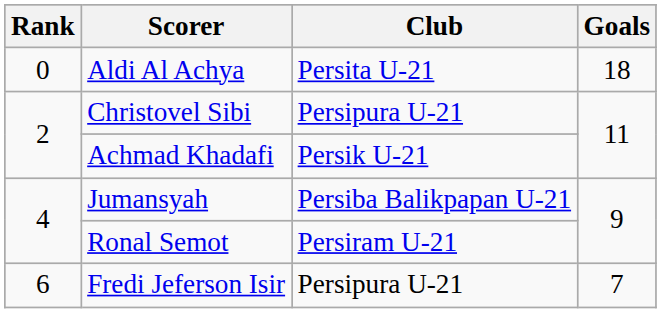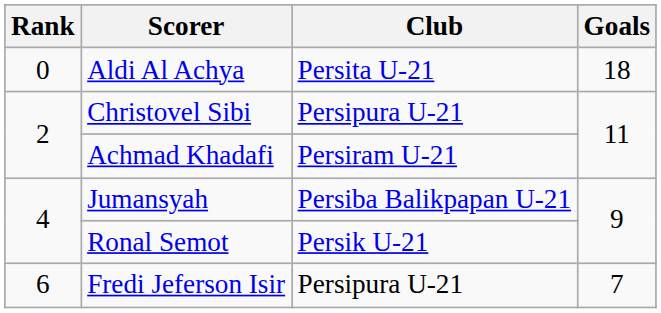(363, 155) Persik U-21 -> (377, 155) Persiram U-21
(377, 241) Persiram U-21 -> (363, 241) Persik U-21
